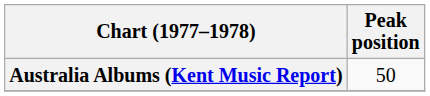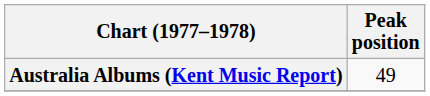(386, 74) 50 -> (386, 74) 49
